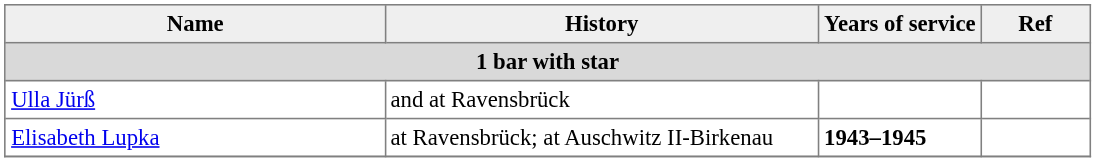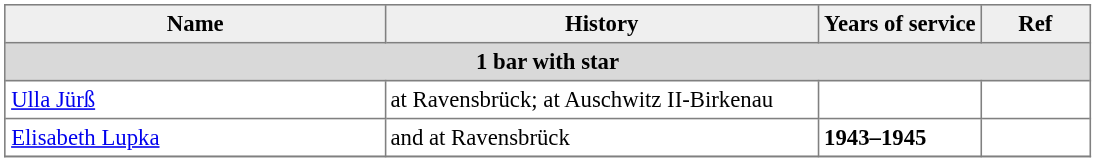(480, 99) and at Ravensbrück -> (582, 99) at Ravensbrück; at Auschwitz II-Birkenau
(582, 137) at Ravensbrück; at Auschwitz II-Birkenau -> (480, 137) and at Ravensbrück
